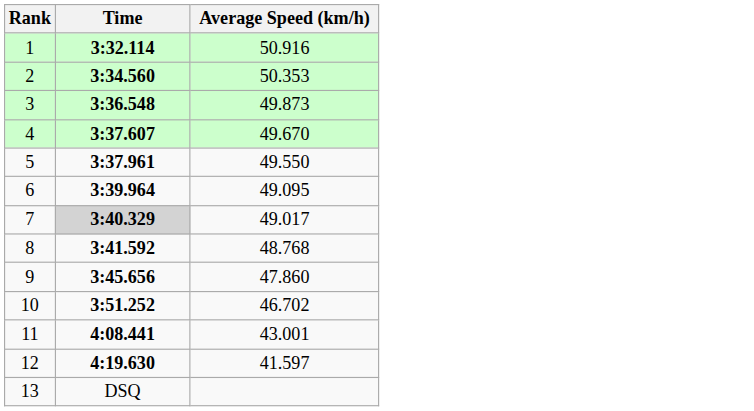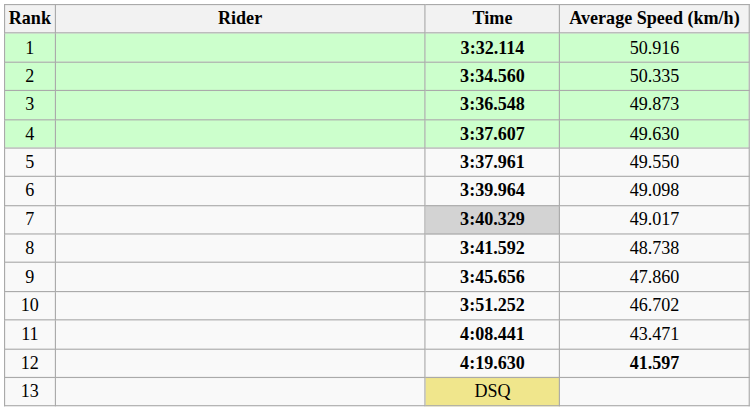+ column: (240, 18)
(285, 76) 50.353 -> (655, 76) 50.335
(285, 133) 49.670 -> (655, 133) 49.630
(285, 190) 49.095 -> (655, 190) 49.098
(285, 248) 48.768 -> (655, 248) 48.738
(285, 334) 43.001 -> (655, 334) 43.471
(285, 362) normal -> (655, 362) bold
(123, 391) no background -> (492, 391) khaki background
